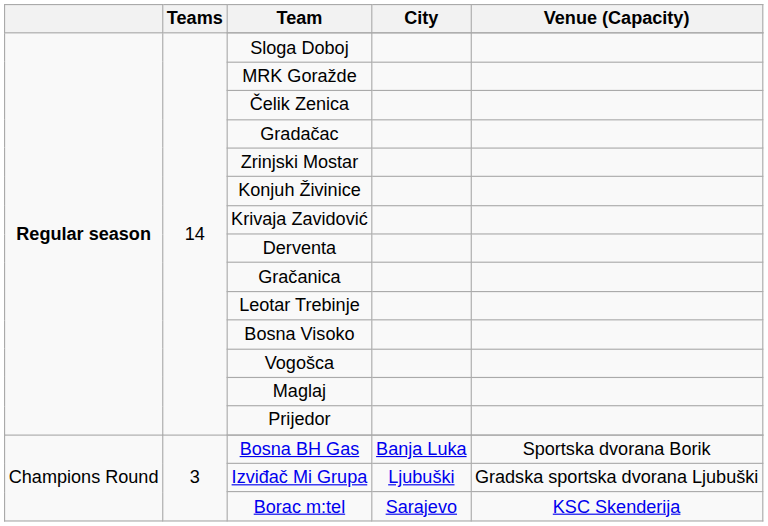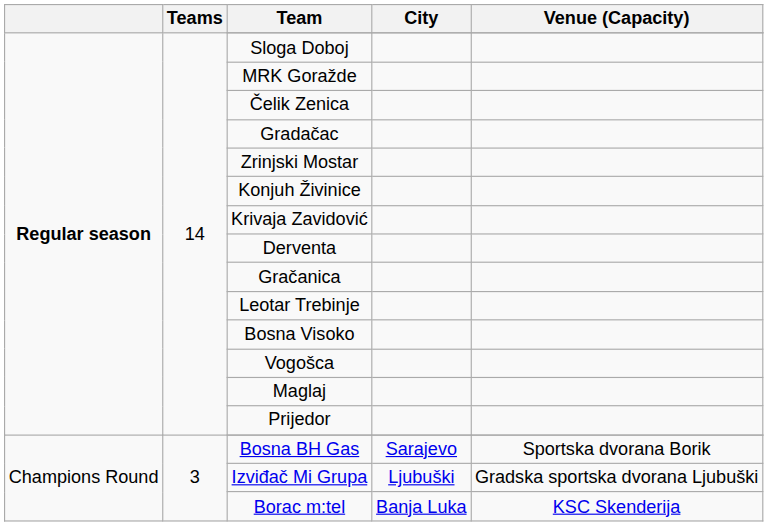(421, 448) Banja Luka -> (421, 448) Sarajevo
(421, 506) Sarajevo -> (421, 506) Banja Luka
